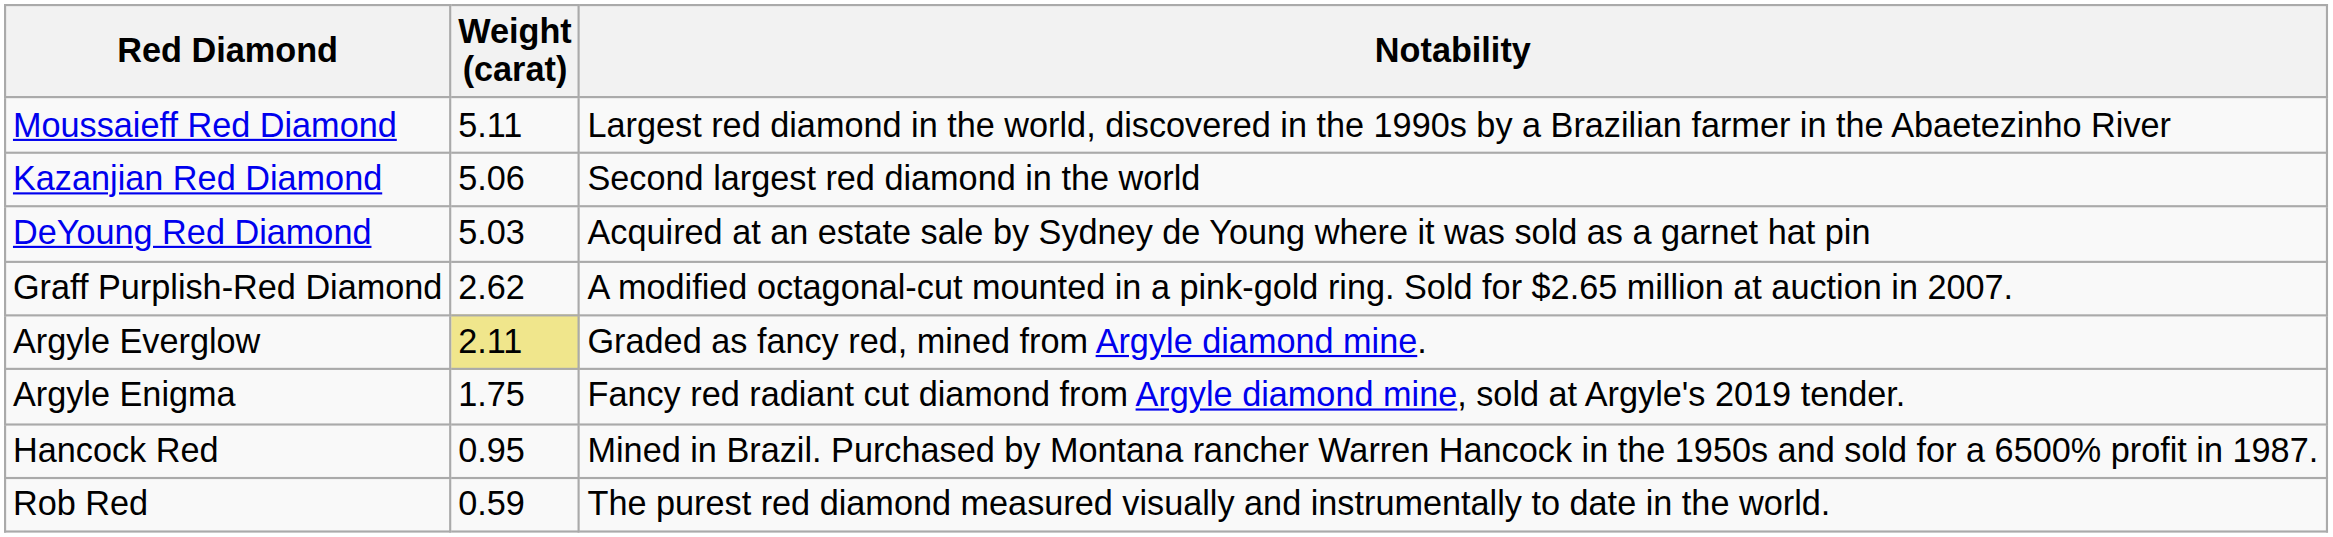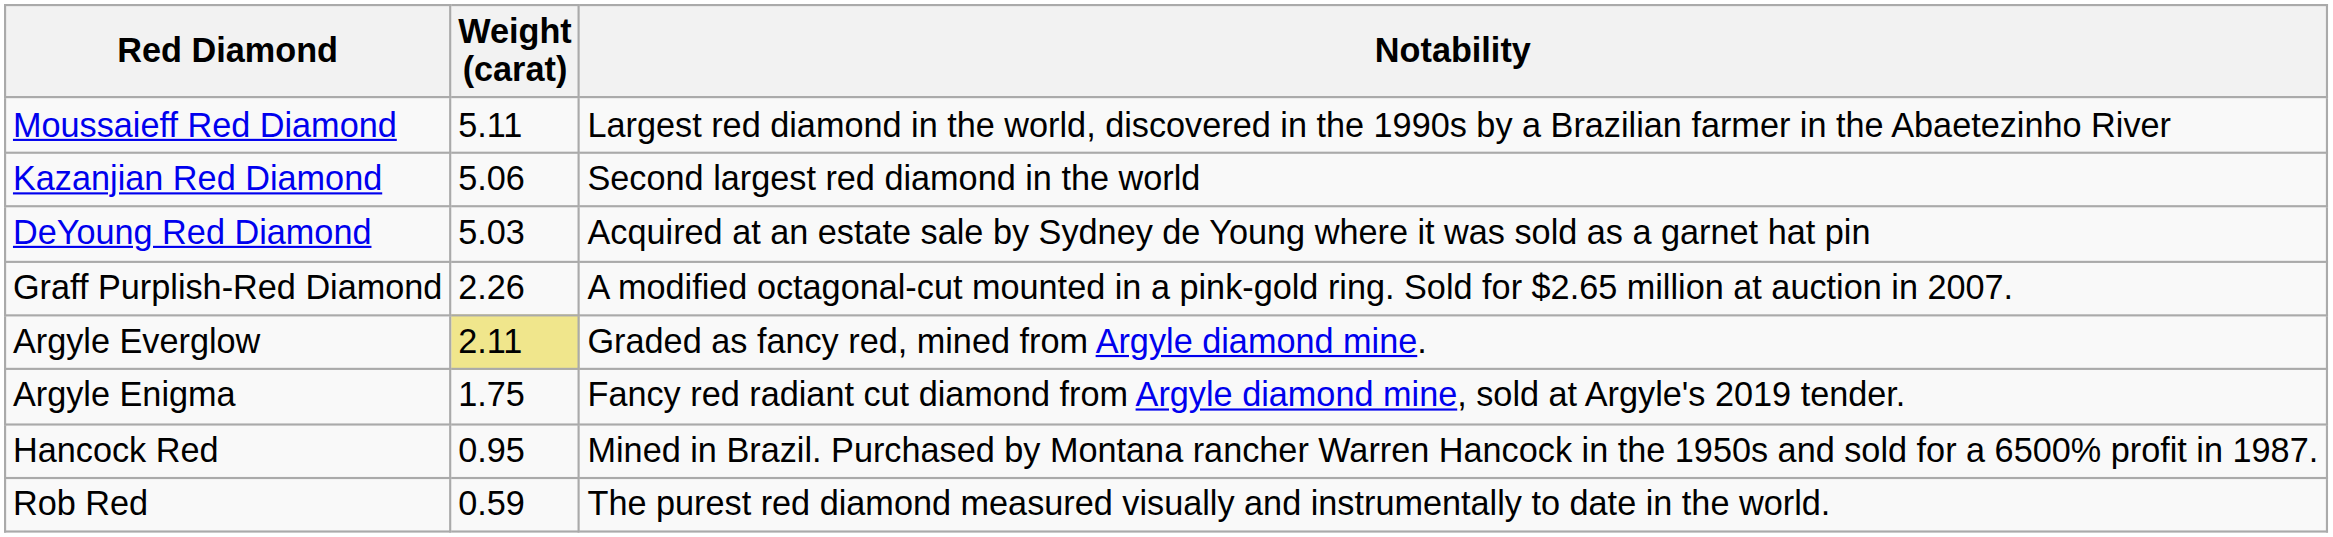(492, 287) 2.62 -> (492, 287) 2.26
